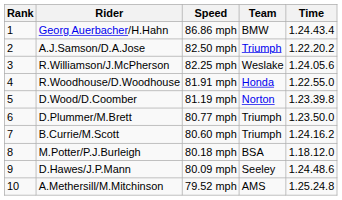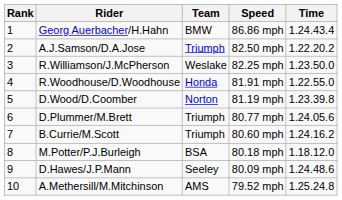columns swapped: (263, 13) <-> (211, 13)
(311, 65) 1.24.05.6 -> (311, 65) 1.23.50.0
(311, 117) 1.23.50.0 -> (311, 117) 1.24.05.6
